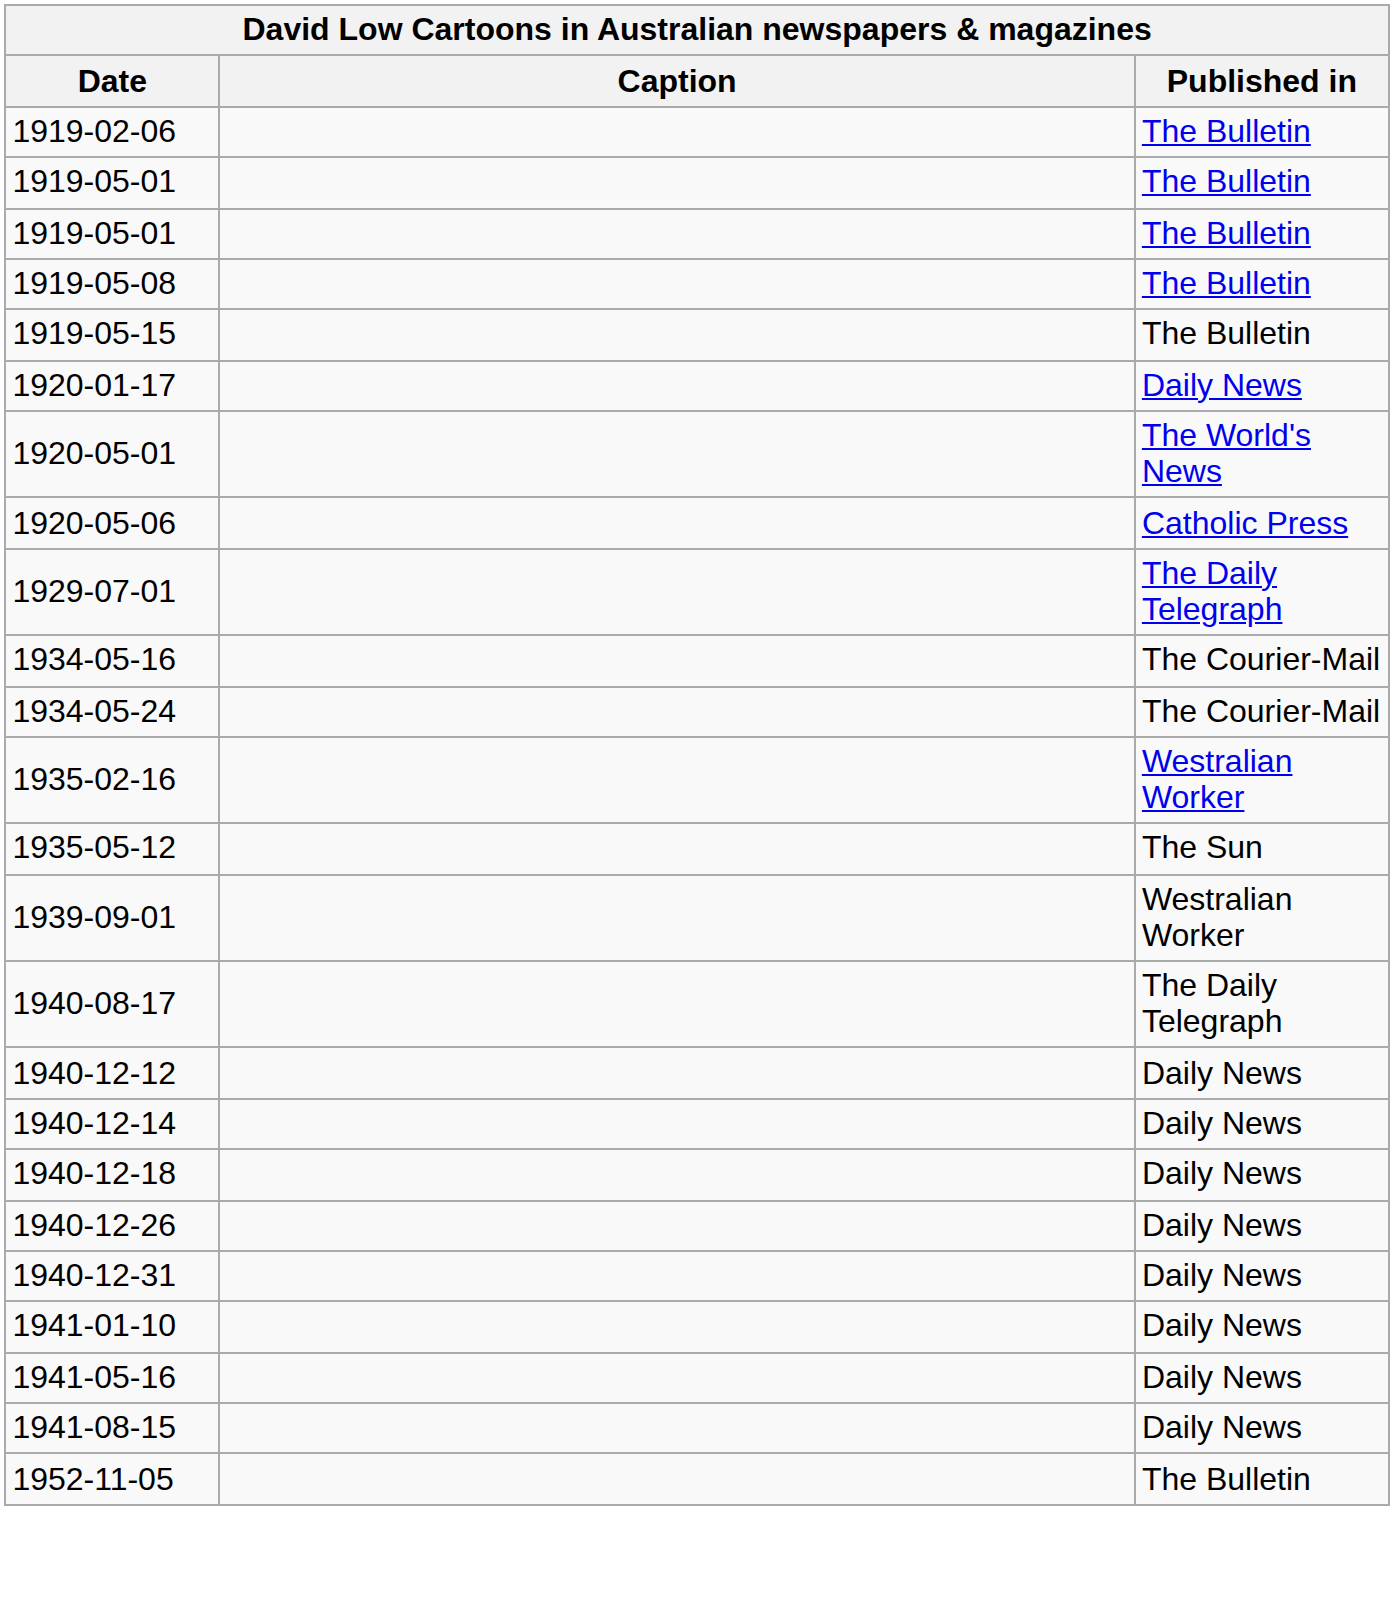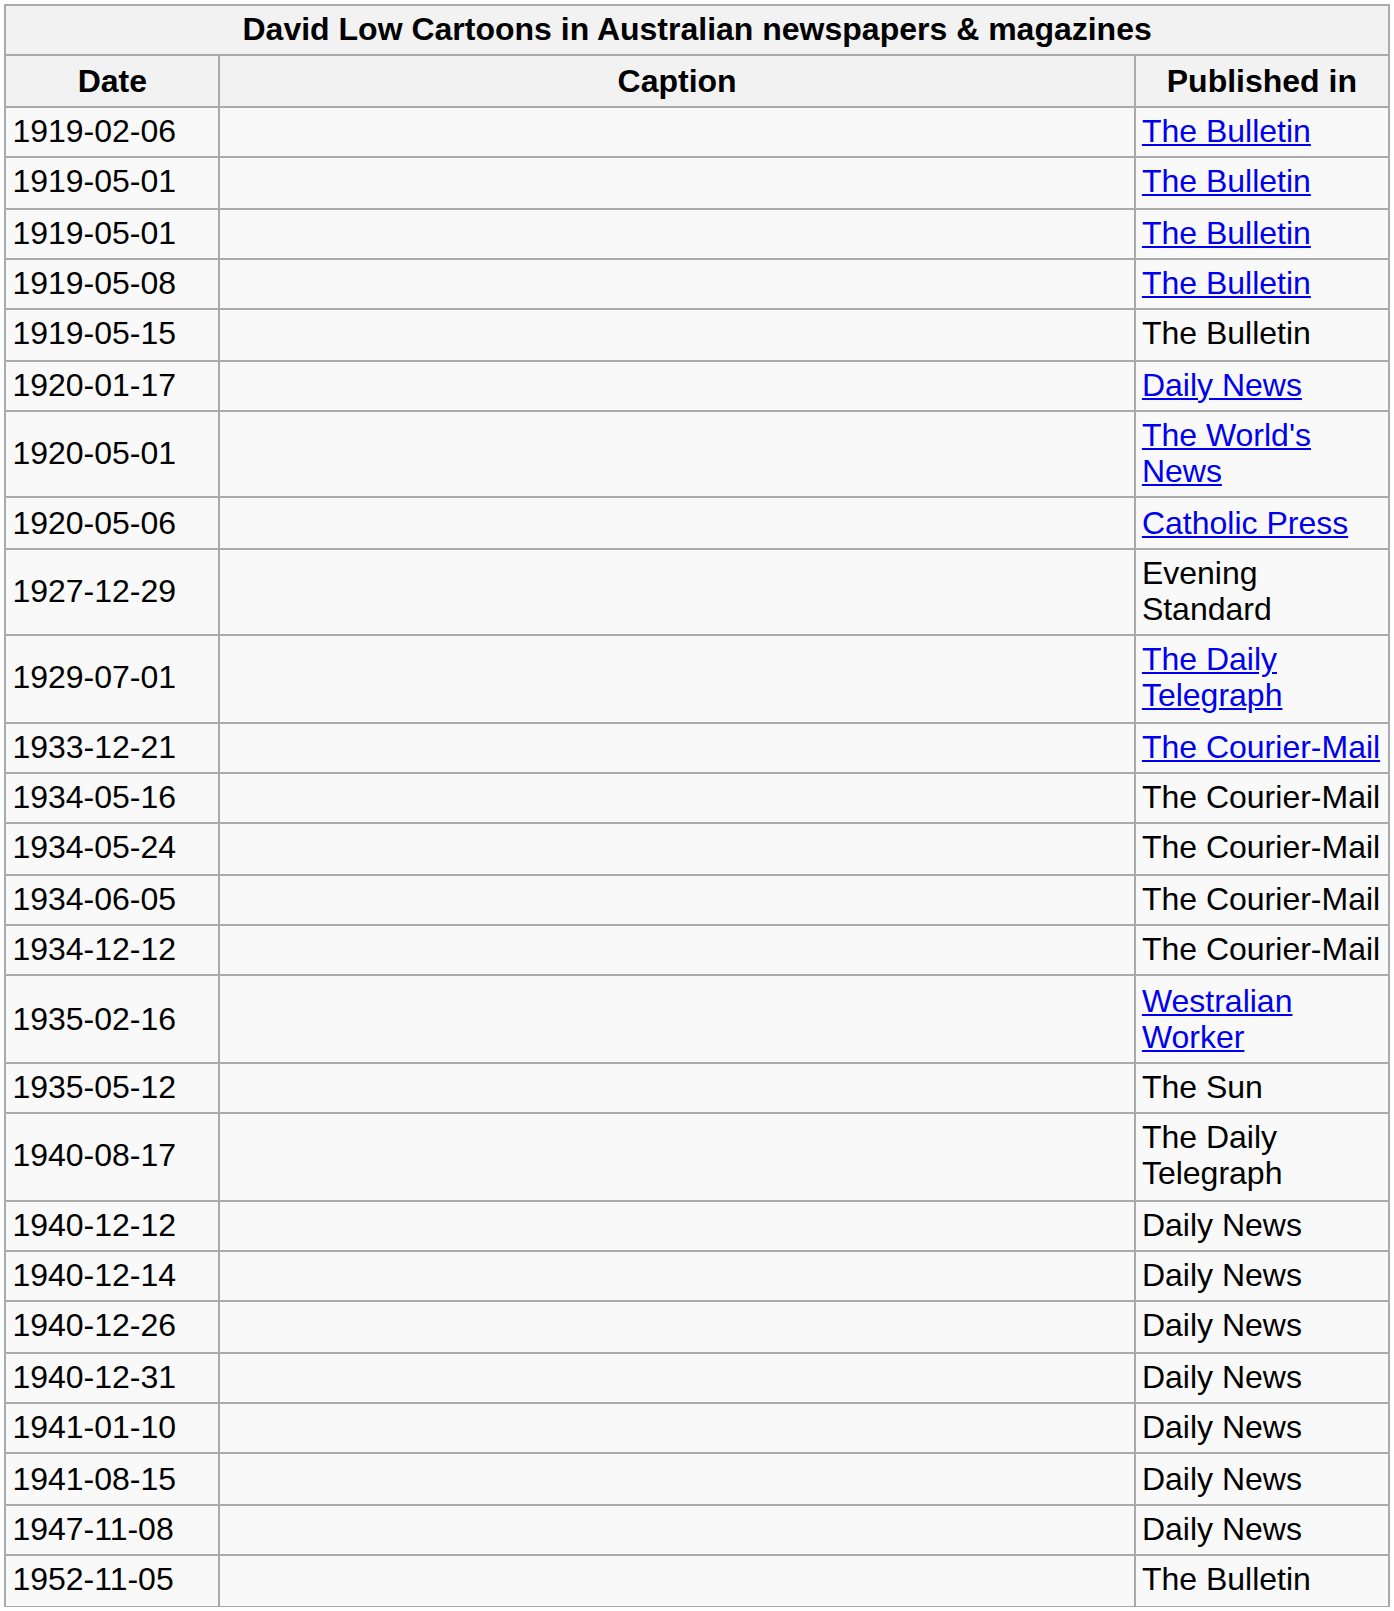+ row: (94, 591)
+ row: (94, 746)
+ row: (94, 899)
+ row: (94, 949)
- row: (94, 917)
- row: (94, 1174)
- row: (94, 1377)
+ row: (93, 1529)
